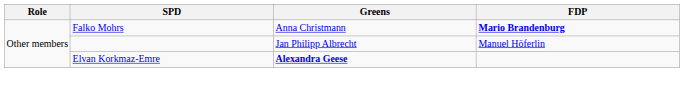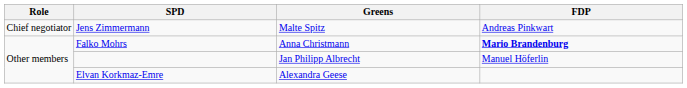+ row: (113, 28)
(312, 59) bold -> (313, 75) normal
